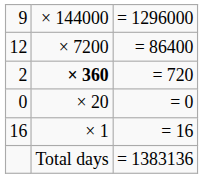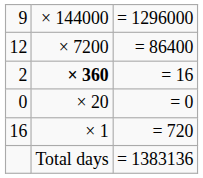(173, 74) = 720 -> (177, 74) = 16
(177, 131) = 16 -> (173, 131) = 720
